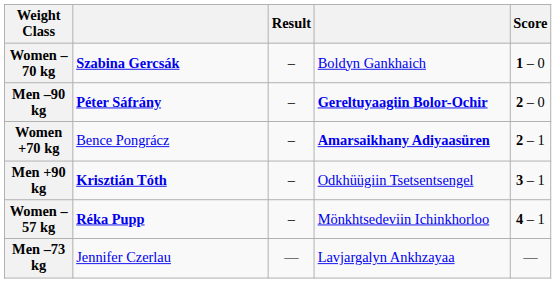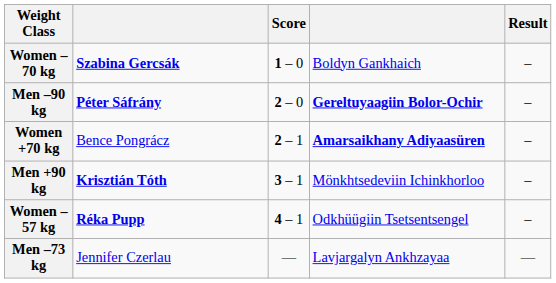columns swapped: (291, 24) <-> (530, 24)
(396, 180) Odkhüügiin Tsetsentsengel -> (398, 180) Mönkhtsedeviin Ichinkhorloo
(403, 219) Mönkhtsedeviin Ichinkhorloo -> (391, 219) Odkhüügiin Tsetsentsengel
